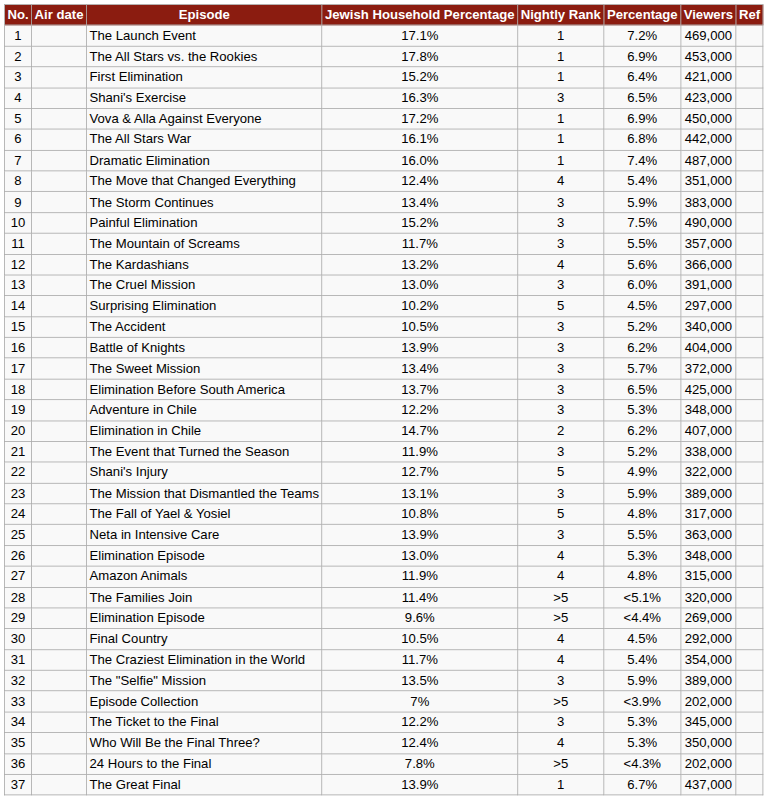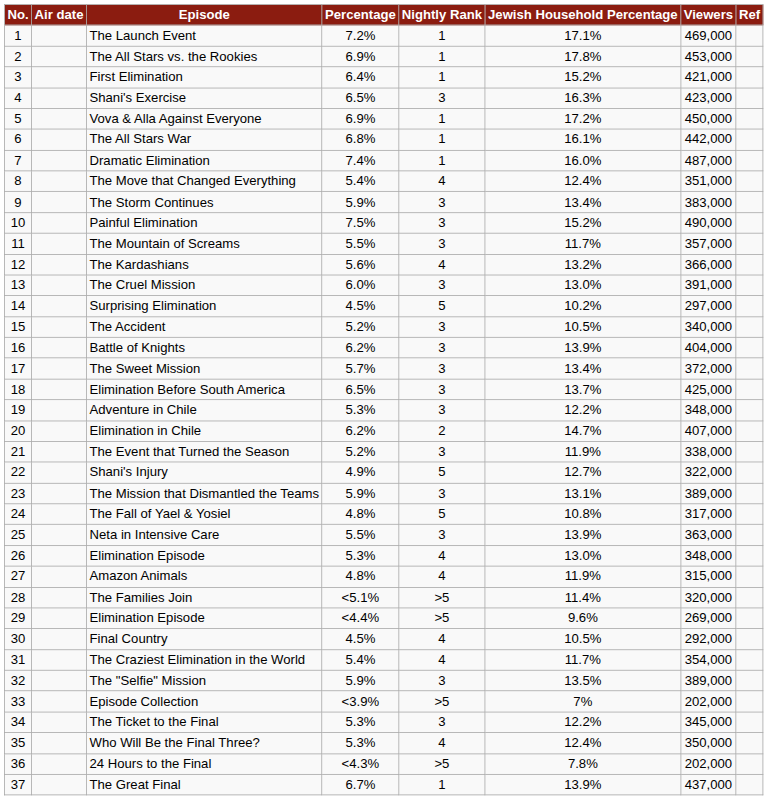columns swapped: (642, 14) <-> (420, 14)
